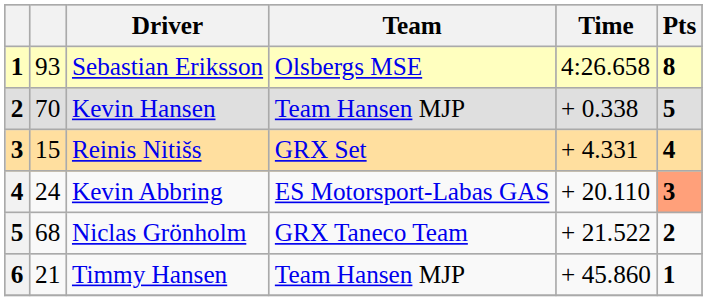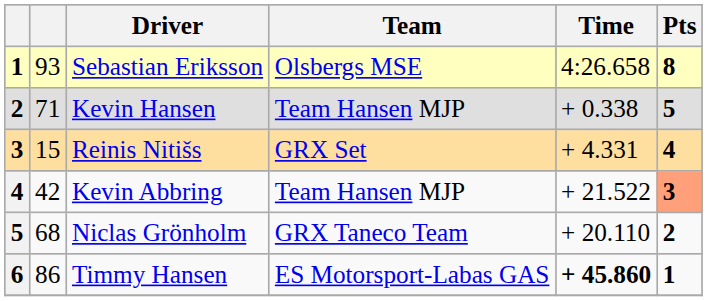(48, 108) 70 -> (48, 108) 71
(48, 191) 24 -> (48, 191) 42
(412, 191) ES Motorsport-Labas GAS -> (370, 191) Team Hansen MJP
(606, 191) + 20.110 -> (606, 191) + 21.522
(606, 233) + 21.522 -> (606, 233) + 20.110
(48, 275) 21 -> (48, 275) 86
(370, 275) Team Hansen MJP -> (412, 275) ES Motorsport-Labas GAS
(606, 275) normal -> (606, 275) bold
